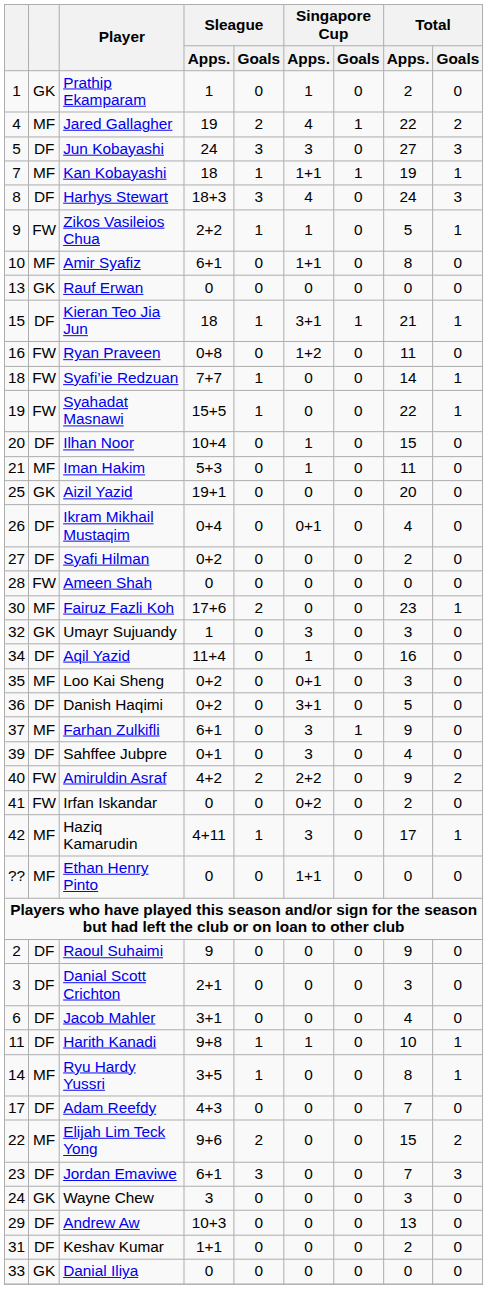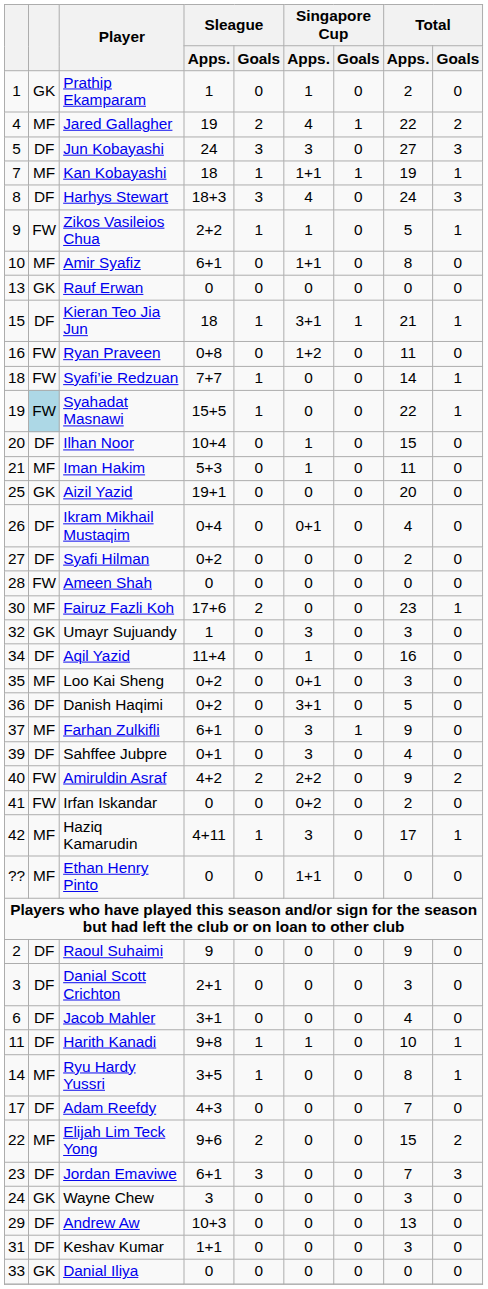(44, 411) no background -> (44, 411) lightblue background
(408, 1247) 2 -> (408, 1247) 3
